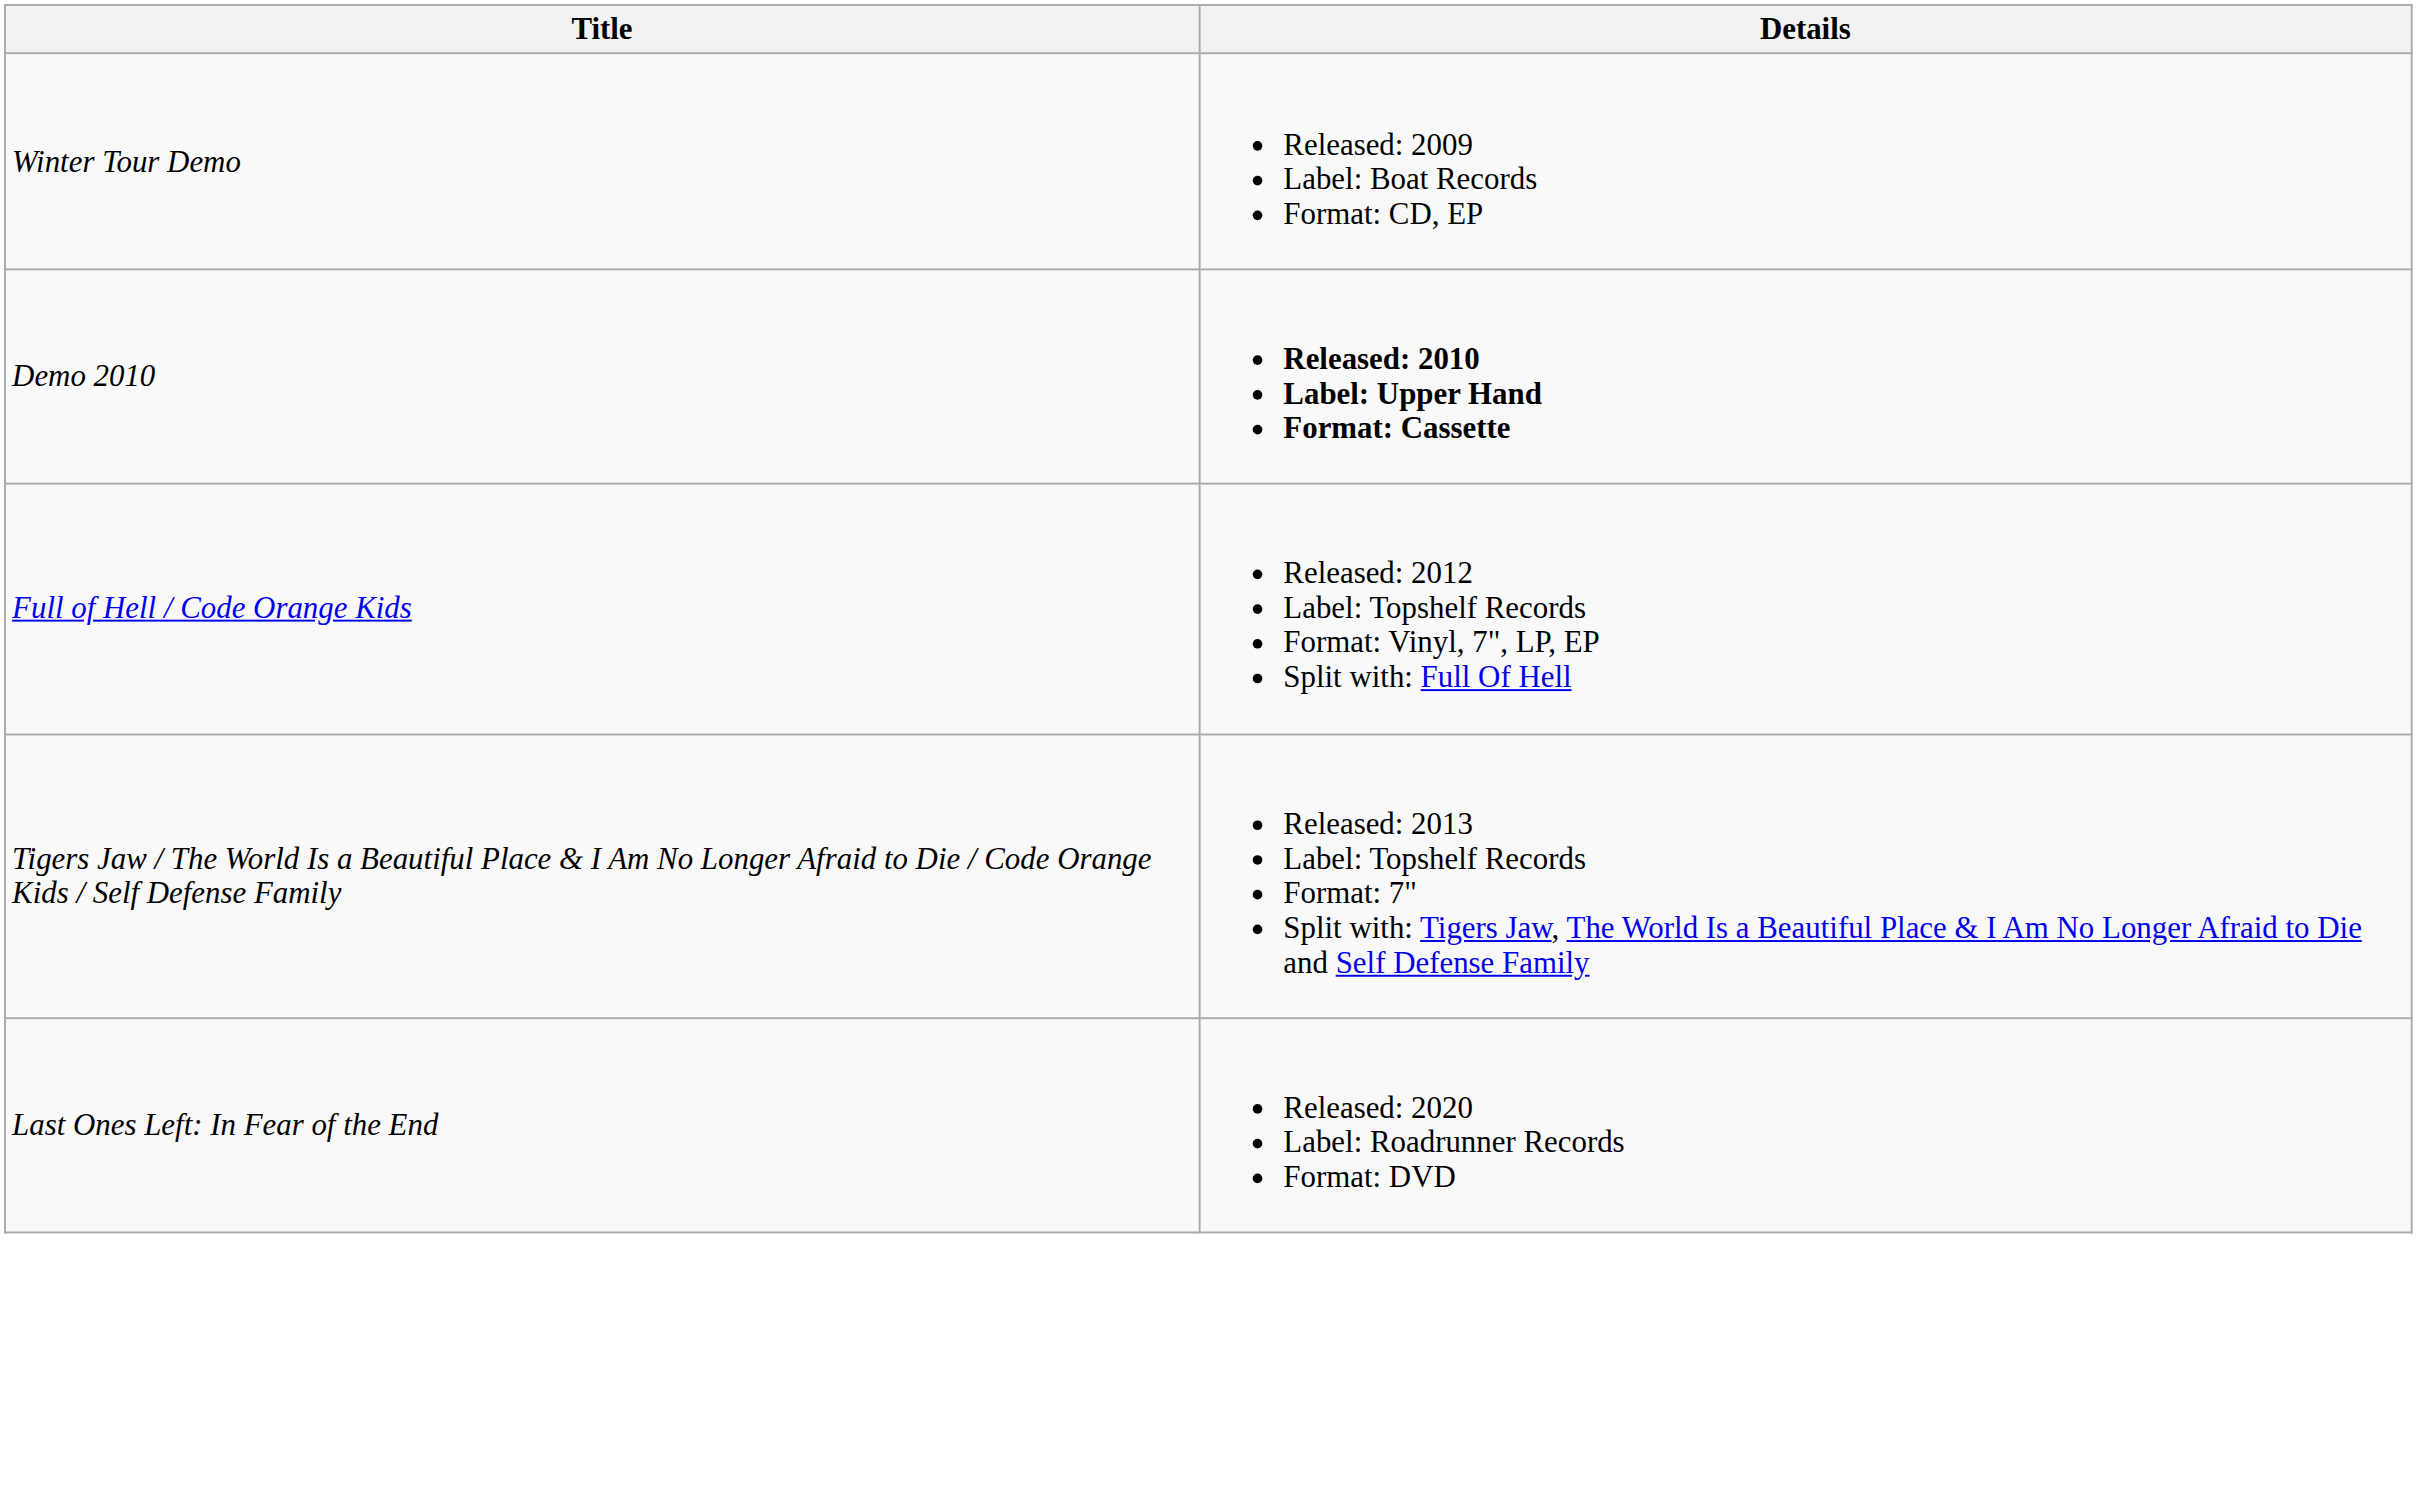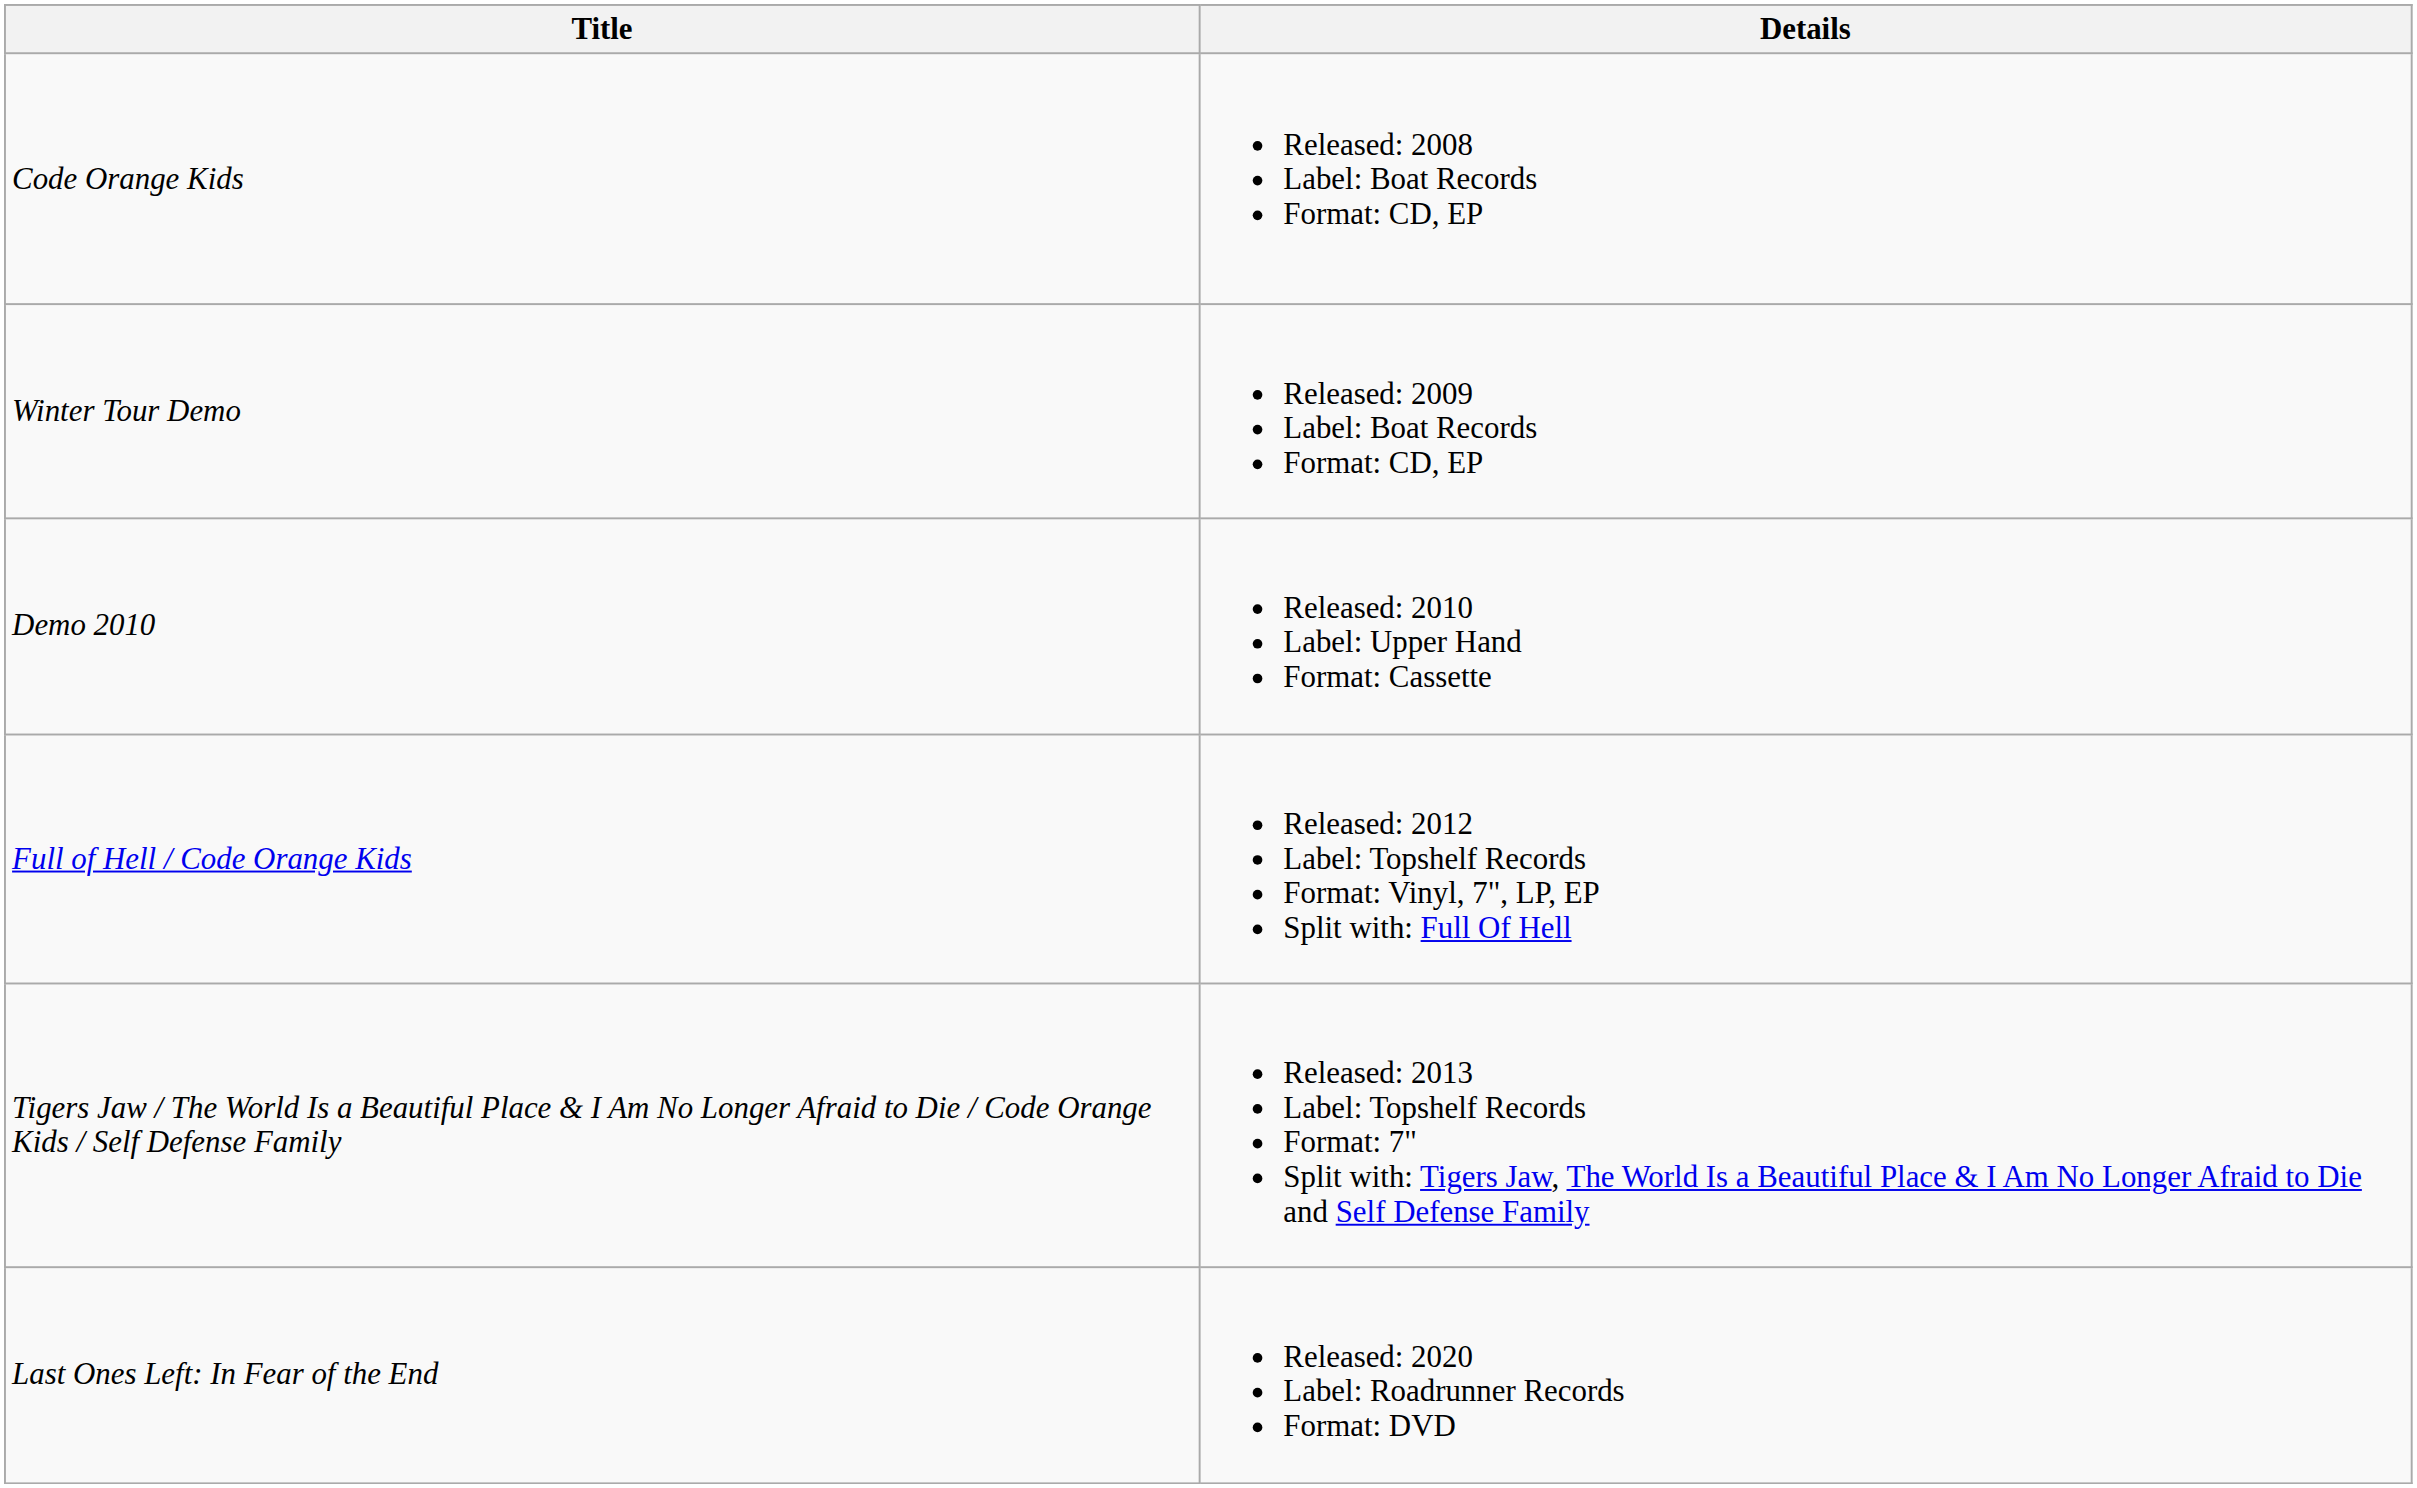+ row: (128, 178)
(1805, 394) bold -> (1805, 643) normal
